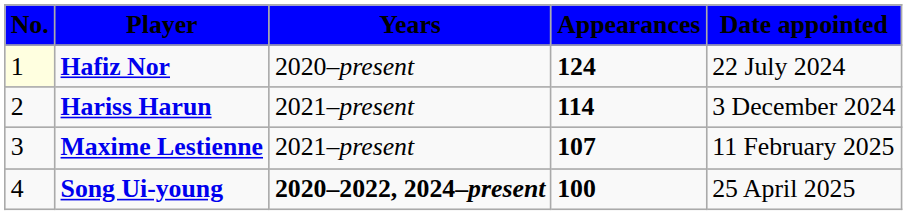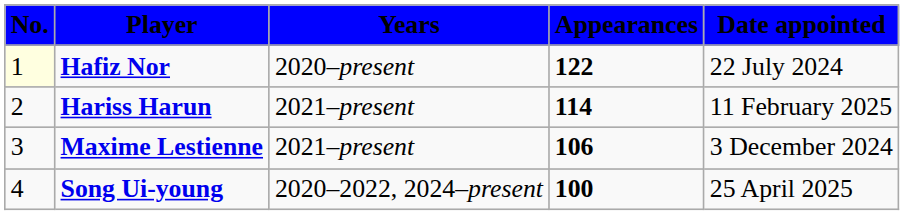(577, 65) 124 -> (574, 65) 122
(804, 106) 3 December 2024 -> (801, 106) 11 February 2025
(577, 147) 107 -> (574, 147) 106
(803, 147) 11 February 2025 -> (801, 147) 3 December 2024
(410, 188) bold -> (409, 188) normal
